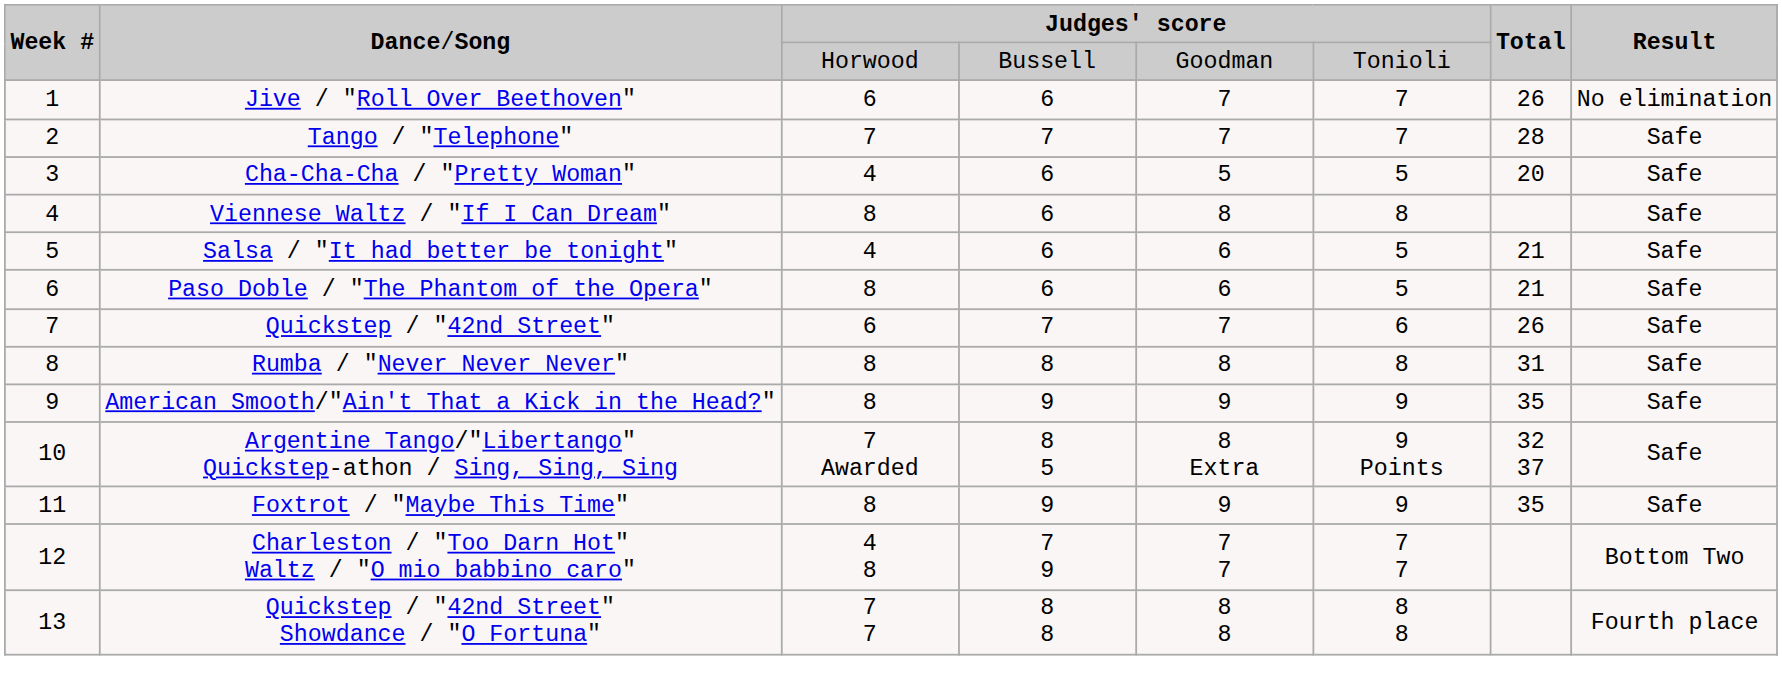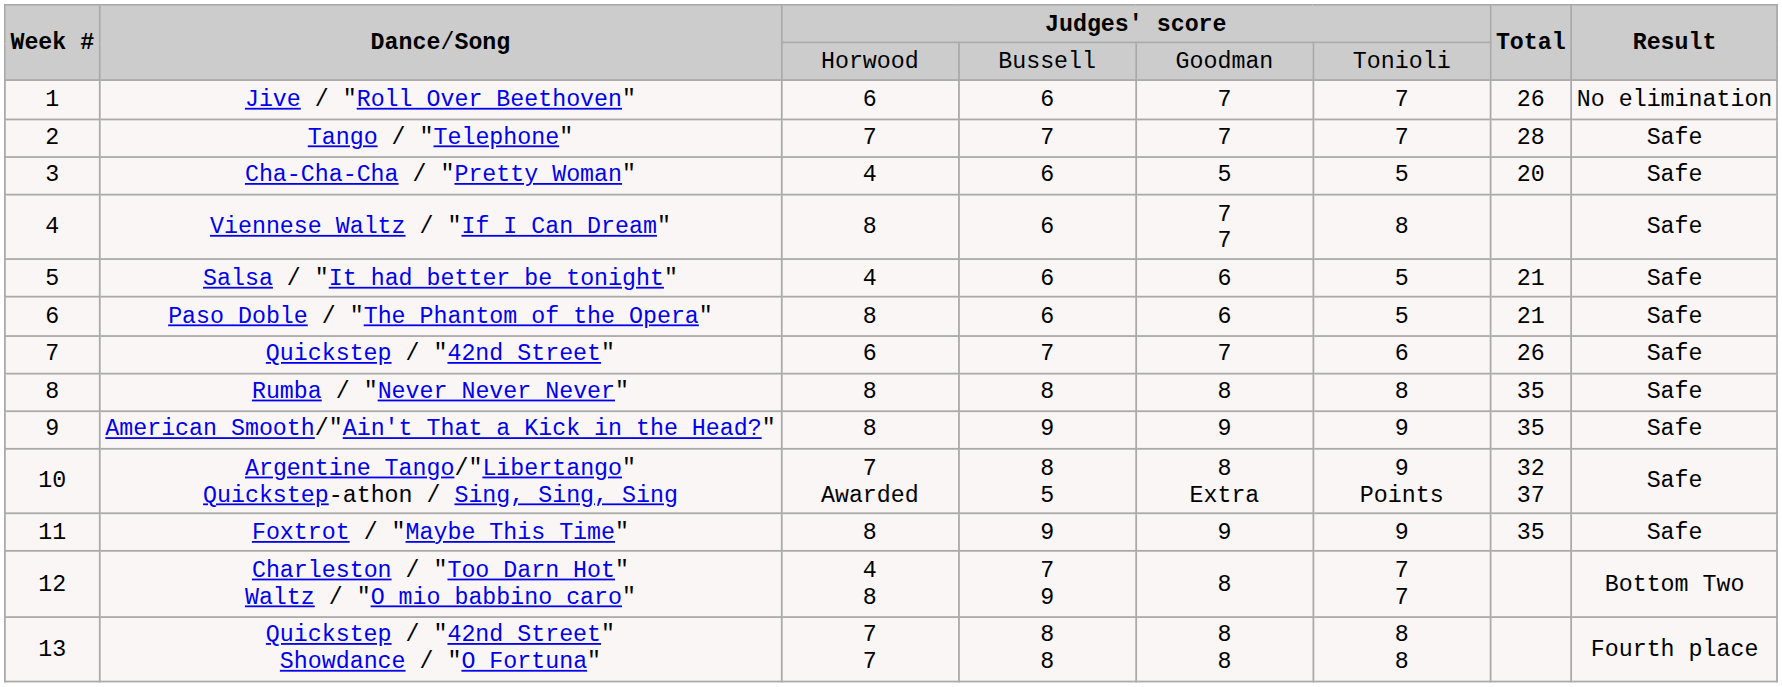(1224, 213) 8 -> (1224, 227) 7 7
(1531, 365) 31 -> (1531, 392) 35
(1224, 557) 7 7 -> (1224, 584) 8
